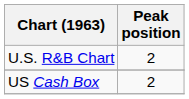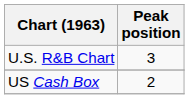(151, 57) 2 -> (151, 57) 3
